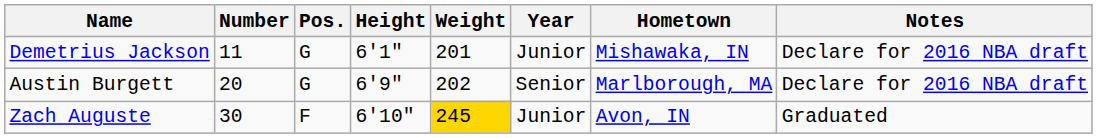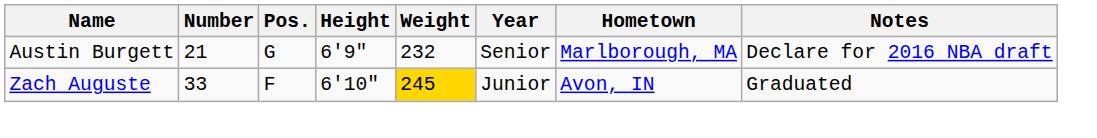- row: (110, 53)
(231, 85) 20 -> (195, 53) 21
(453, 85) 202 -> (418, 53) 232
(231, 117) 30 -> (195, 85) 33
